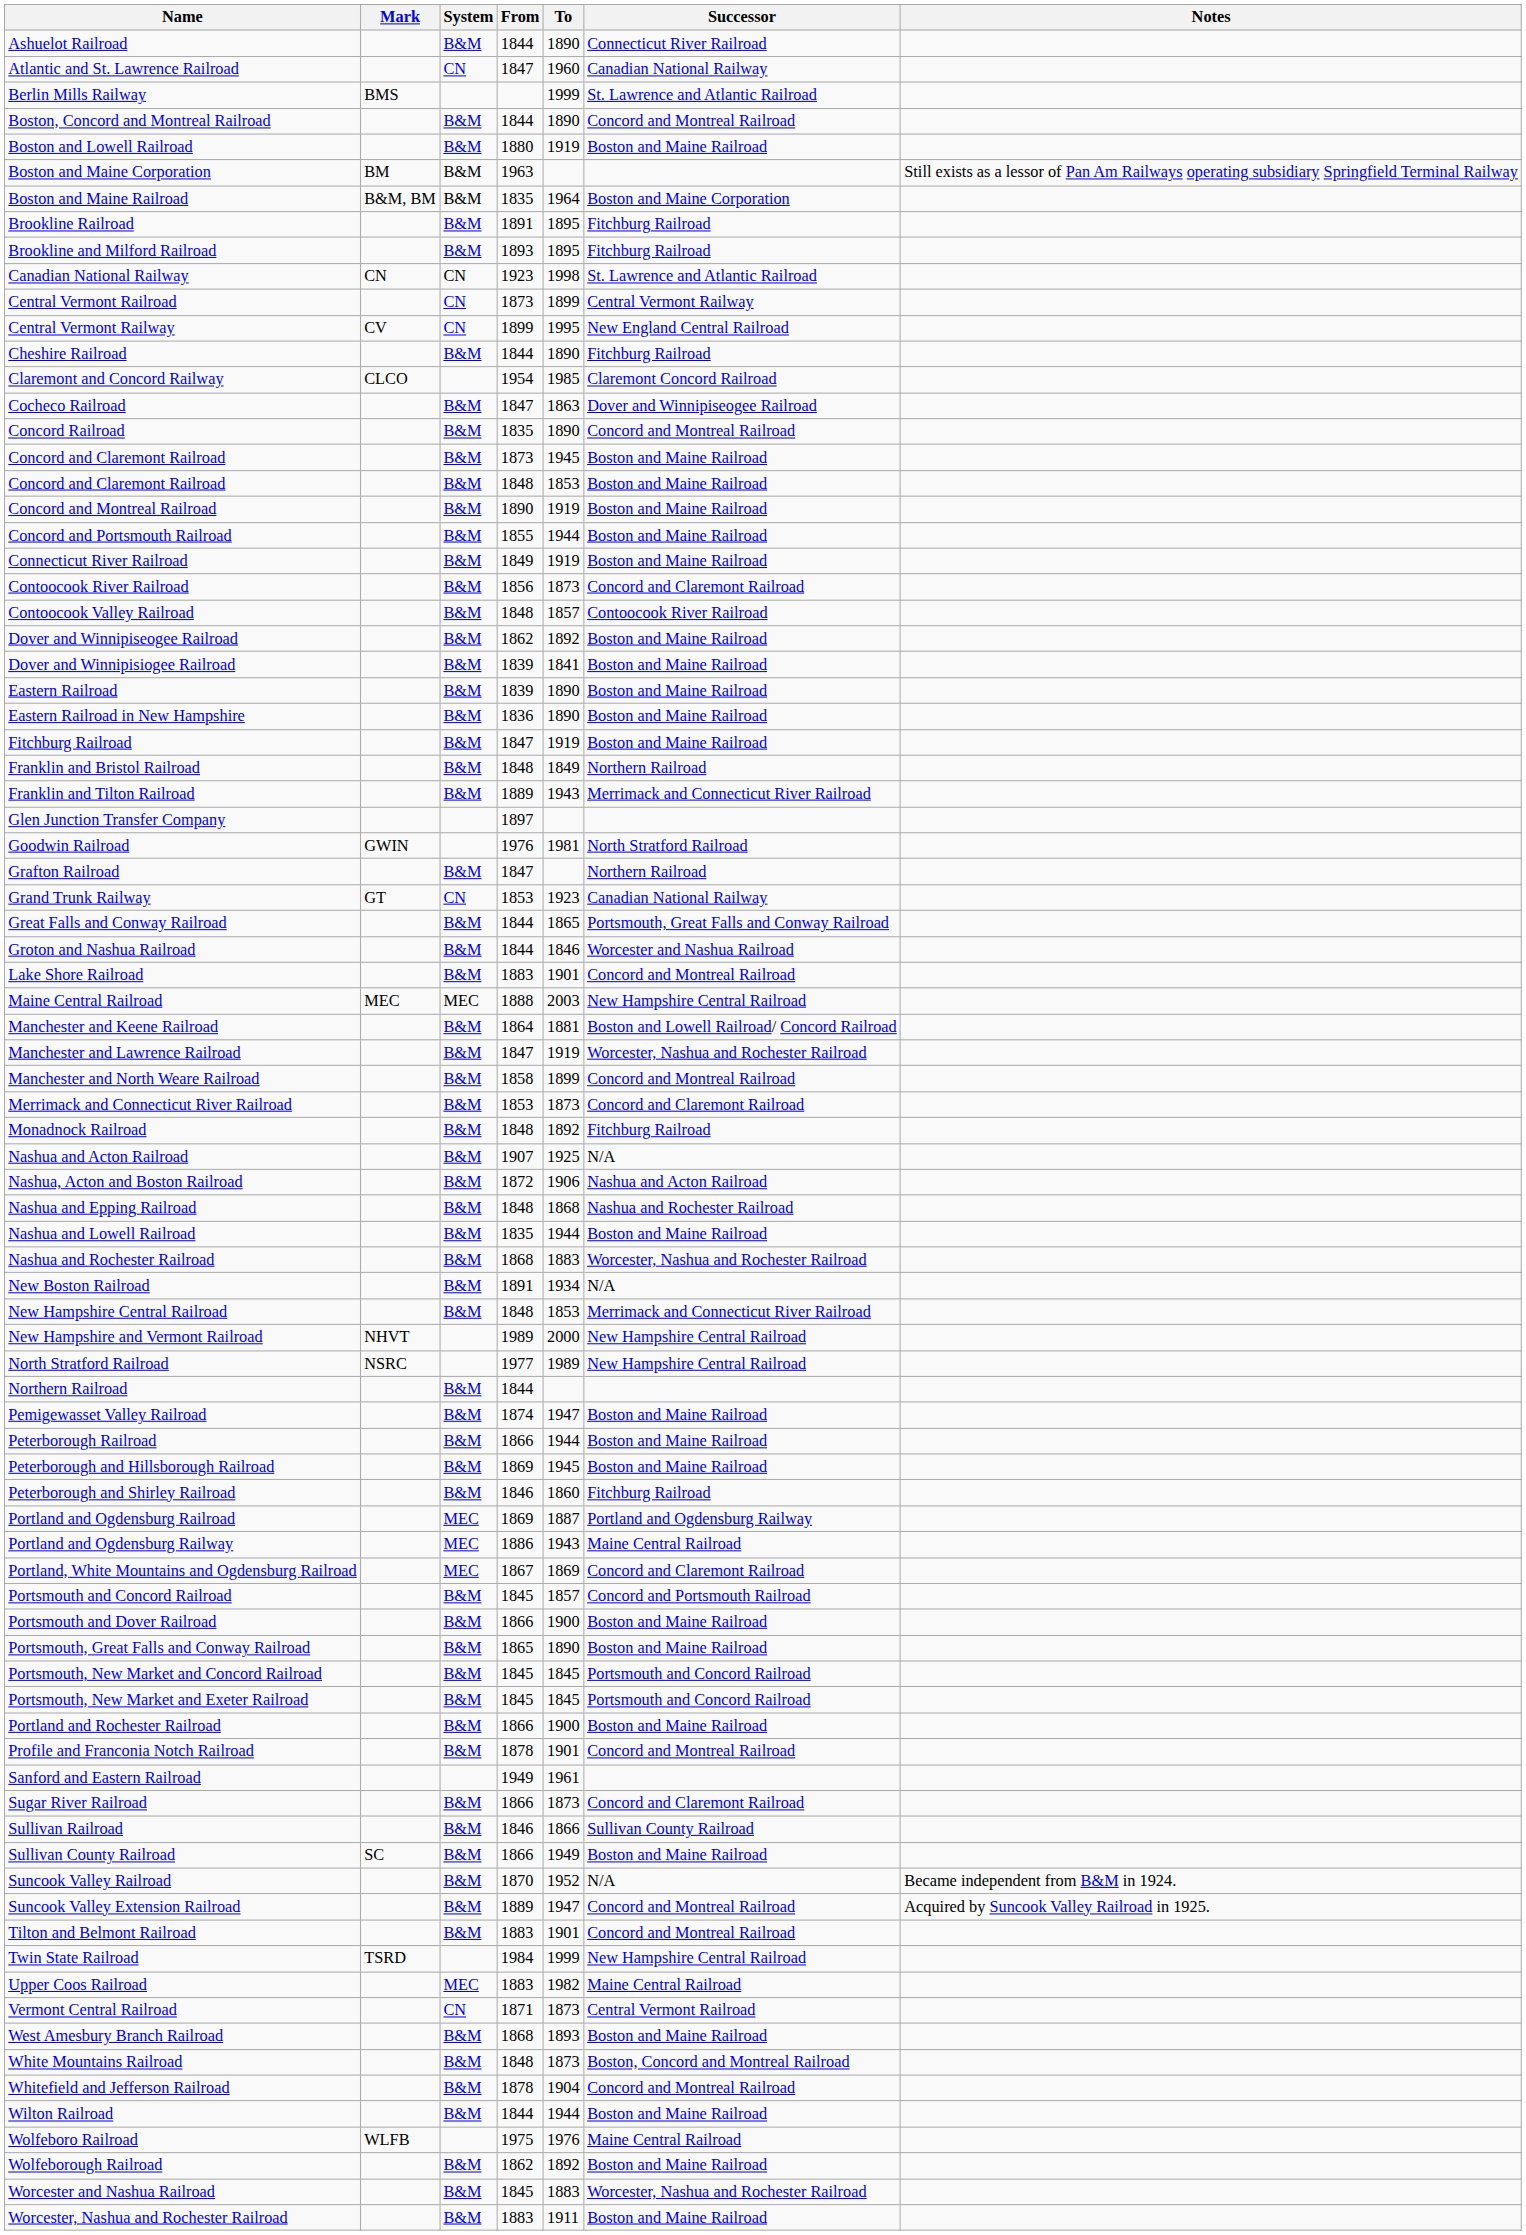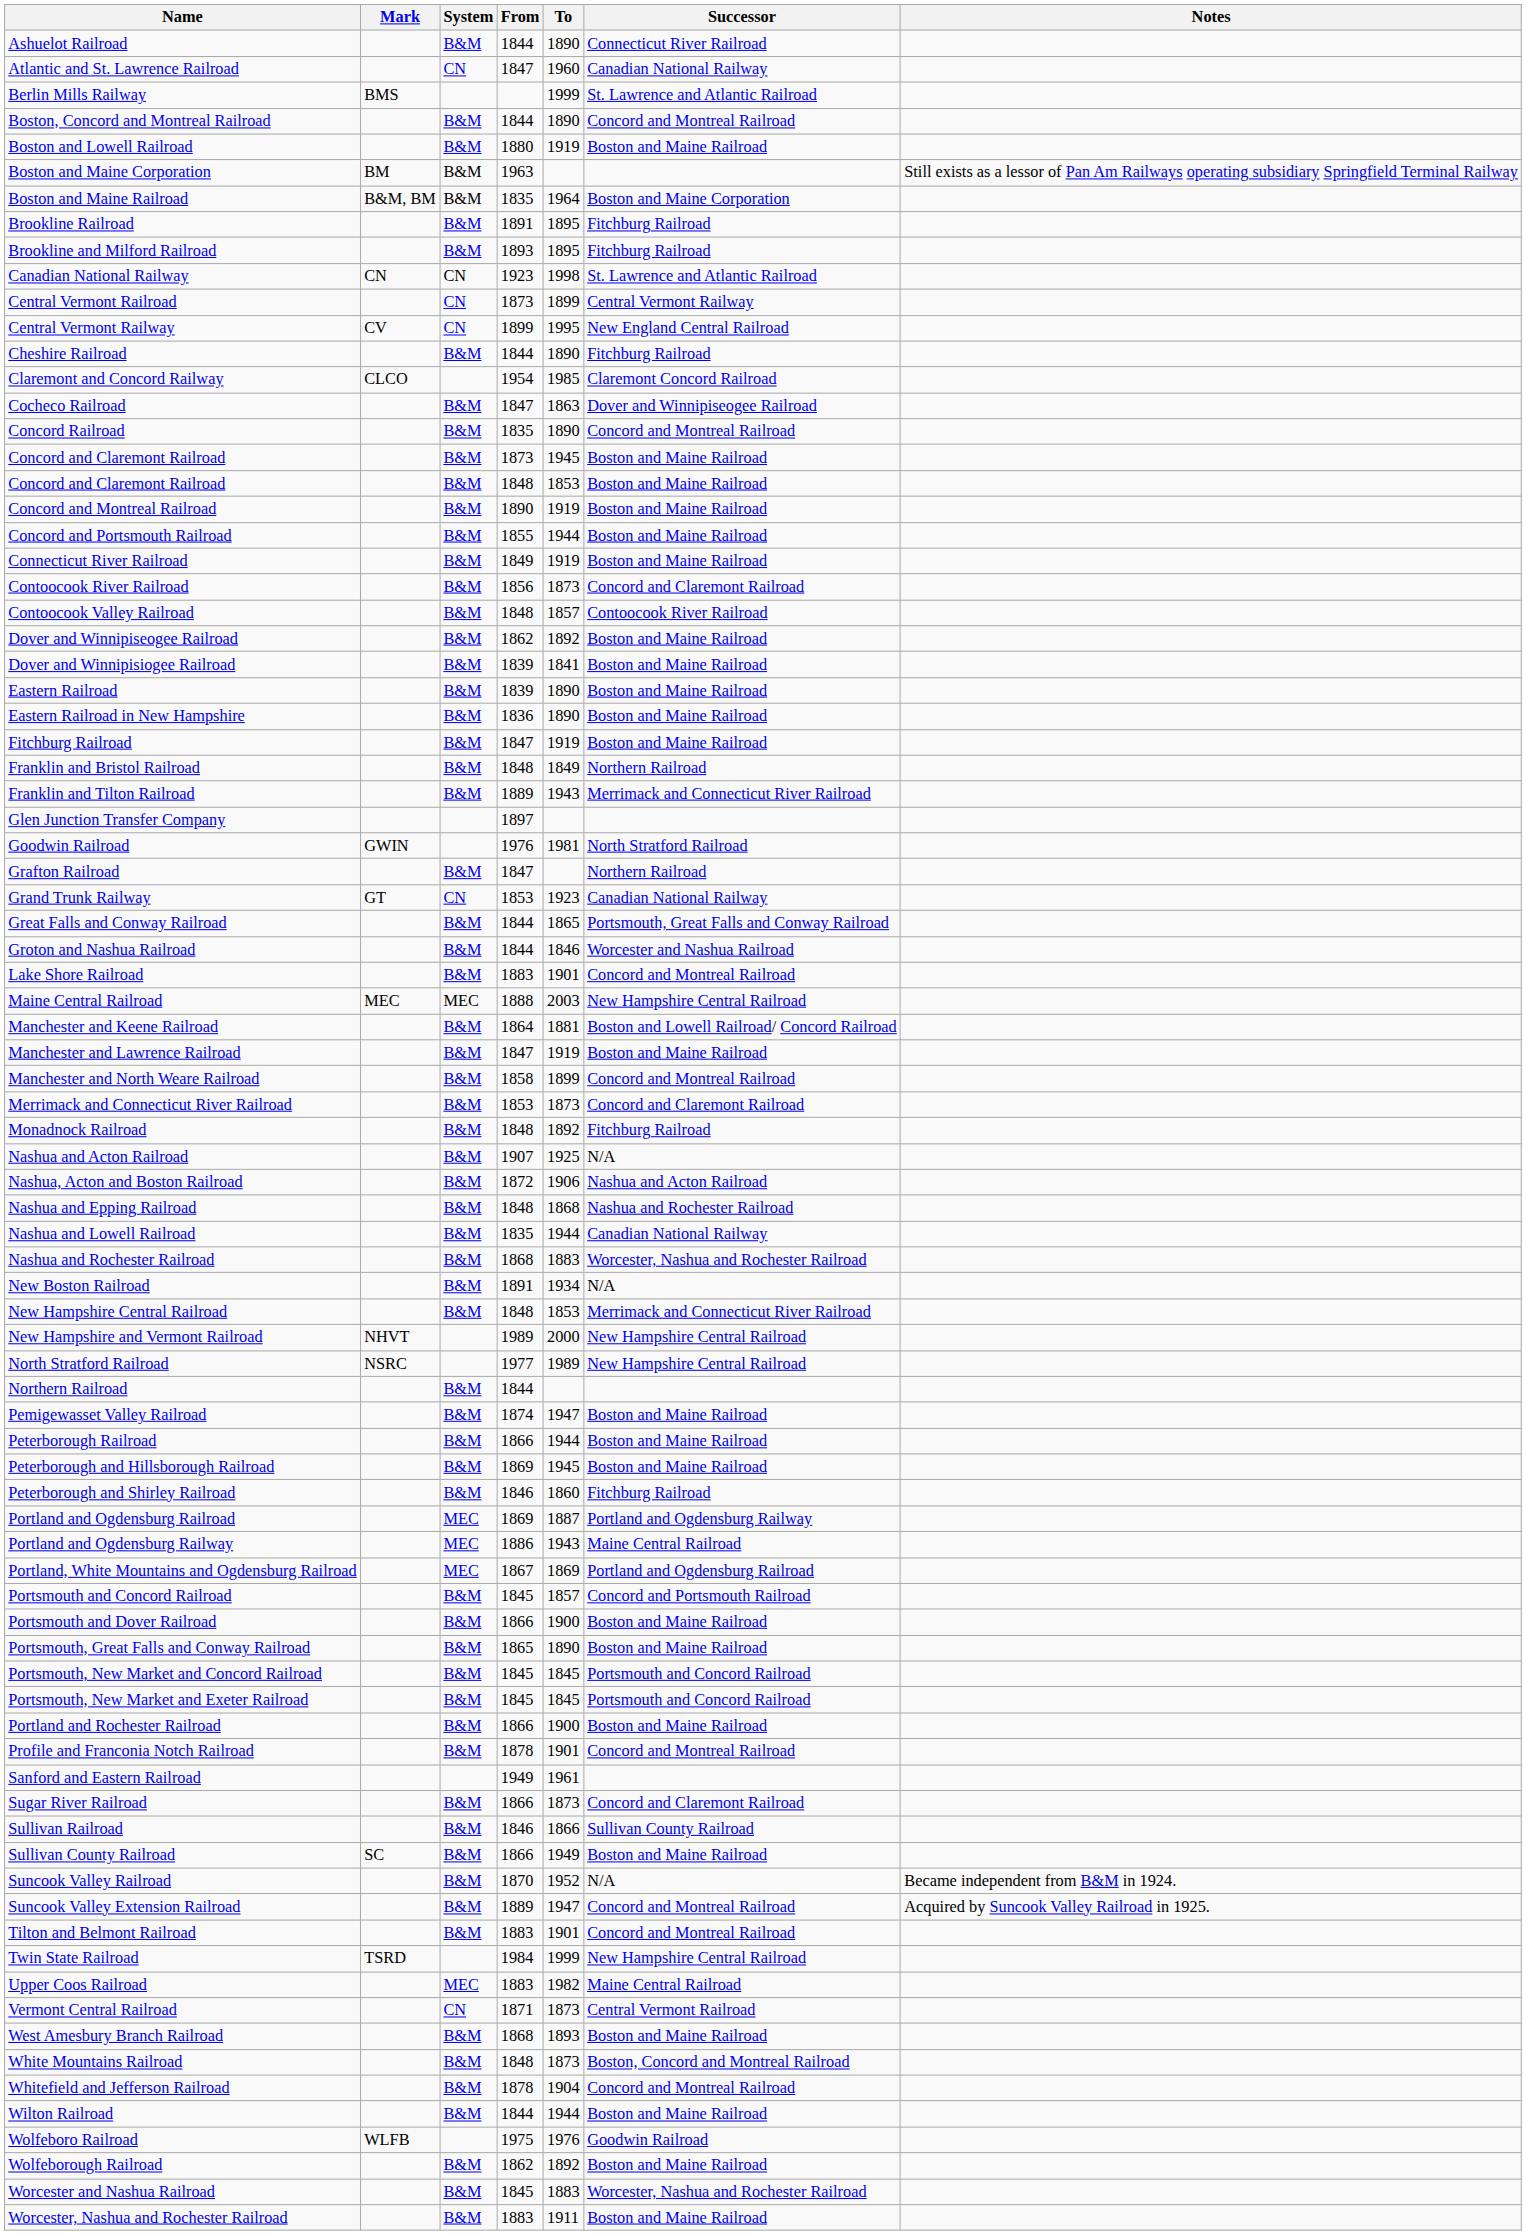(727, 1052) Worcester, Nashua and Rochester Railroad -> (677, 1052) Boston and Maine Railroad
(677, 1233) Boston and Maine Railroad -> (677, 1233) Canadian National Railway
(696, 1570) Concord and Claremont Railroad -> (701, 1570) Portland and Ogdensburg Railroad
(664, 2139) Maine Central Railroad -> (648, 2139) Goodwin Railroad
